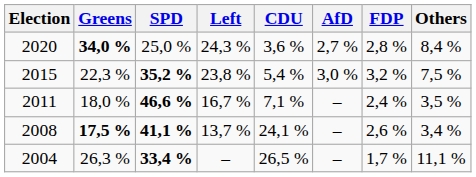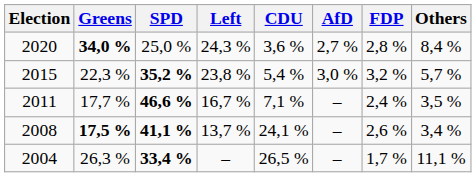(441, 74) 7,5 % -> (441, 74) 5,7 %
(105, 102) 18,0 % -> (105, 102) 17,7 %
